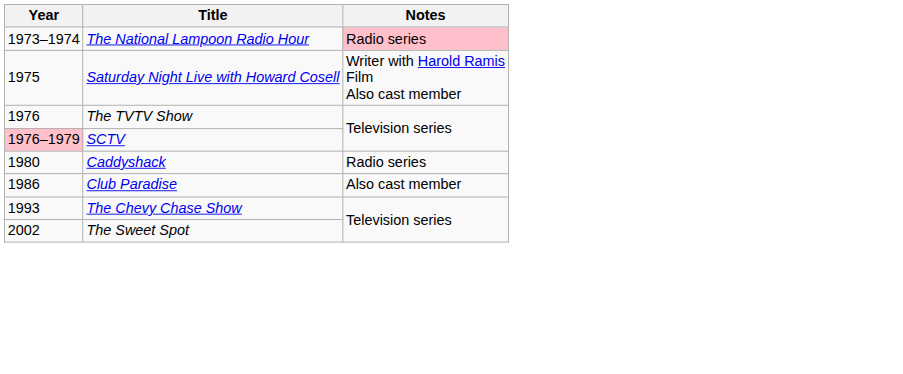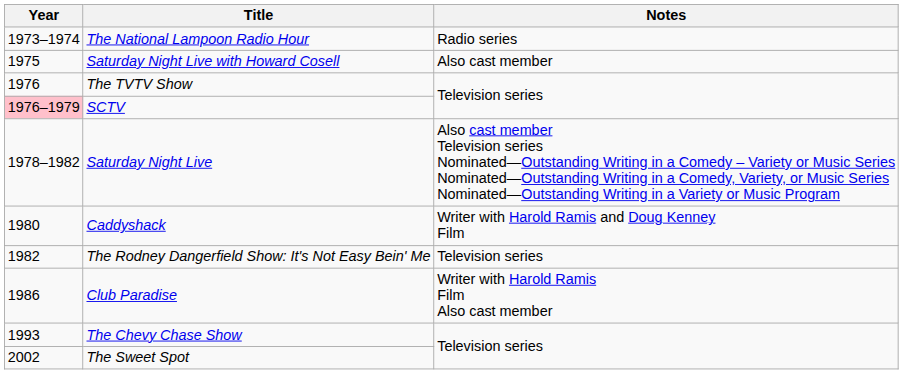(386, 38) pink background -> (477, 38) no background
(426, 77) Writer with Harold Ramis Film Also cast member -> (495, 61) Also cast member
+ row: (149, 162)
(386, 162) Radio series -> (576, 225) Writer with Harold Ramis and Doug Kenney Film
+ row: (259, 256)
(404, 185) Also cast member -> (517, 295) Writer with Harold Ramis Film Also cast member
